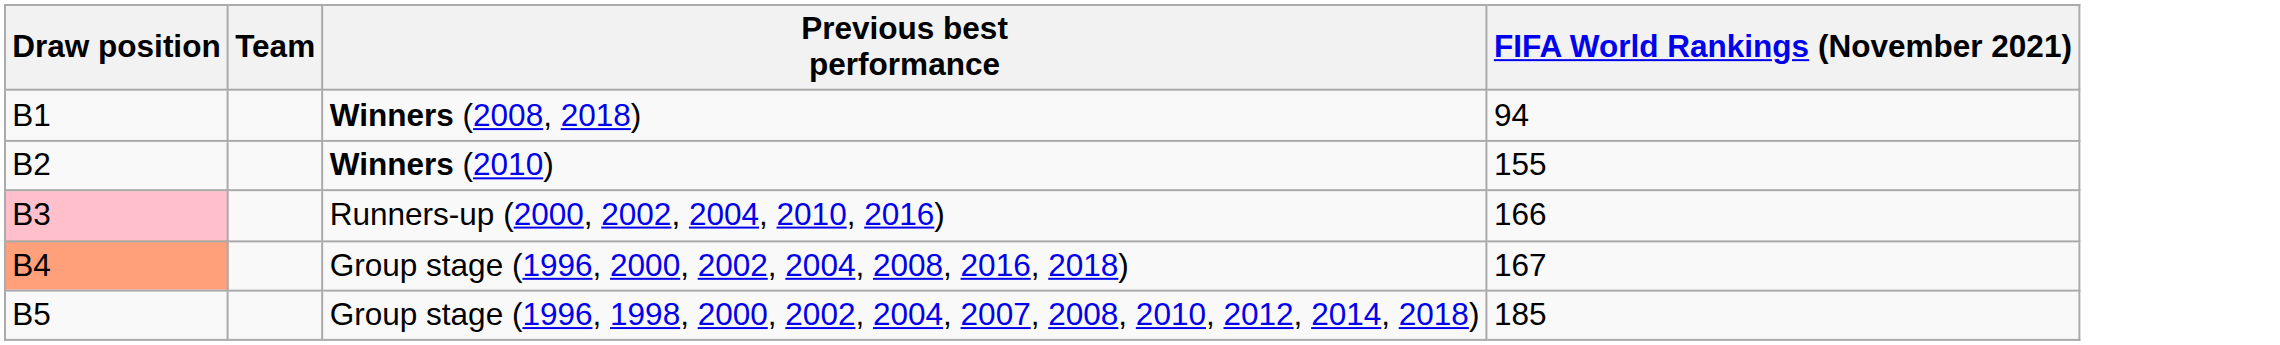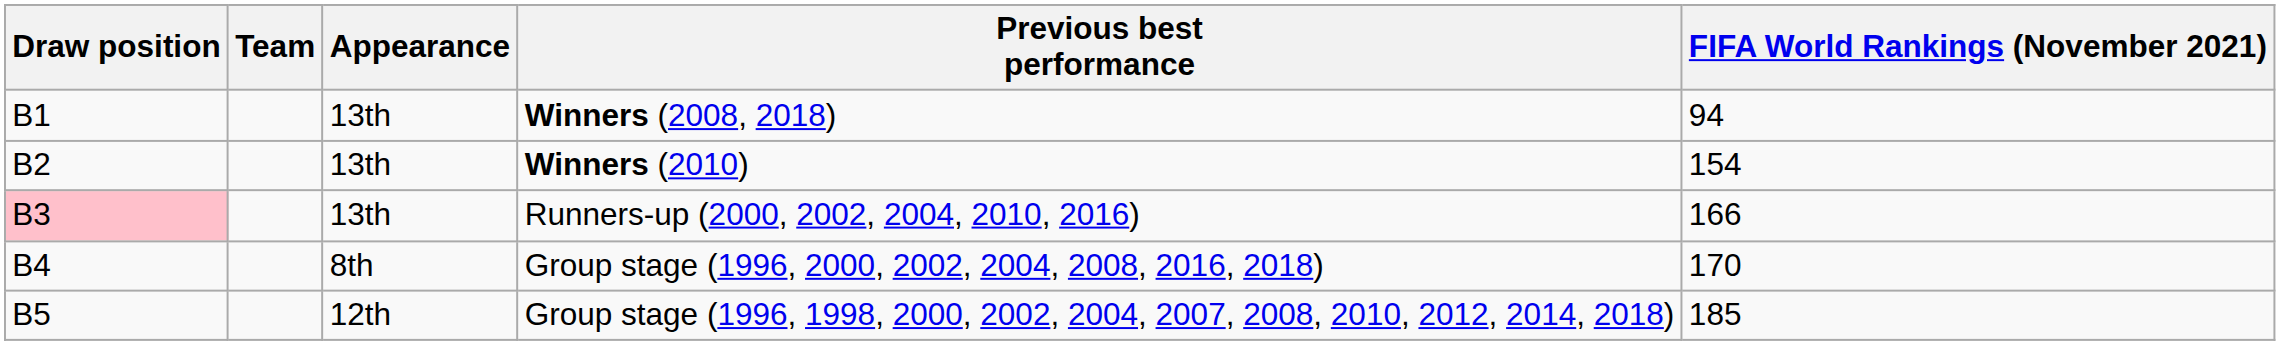+ column: (420, 47)
(1520, 164) 155 -> (1715, 164) 154
(32, 264) lightsalmon background -> (32, 264) no background
(1520, 264) 167 -> (1715, 264) 170
